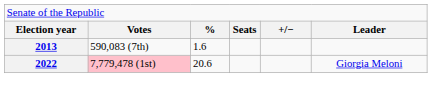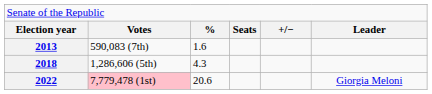+ row: (46, 64)
